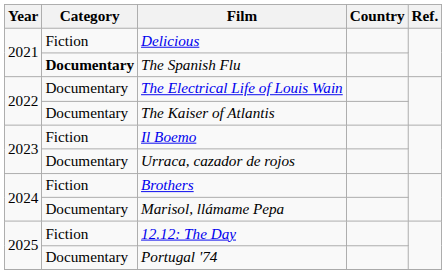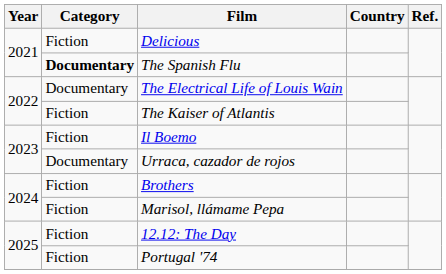(87, 112) Documentary -> (67, 112) Fiction
(87, 209) Documentary -> (67, 209) Fiction
(87, 257) Documentary -> (67, 257) Fiction
